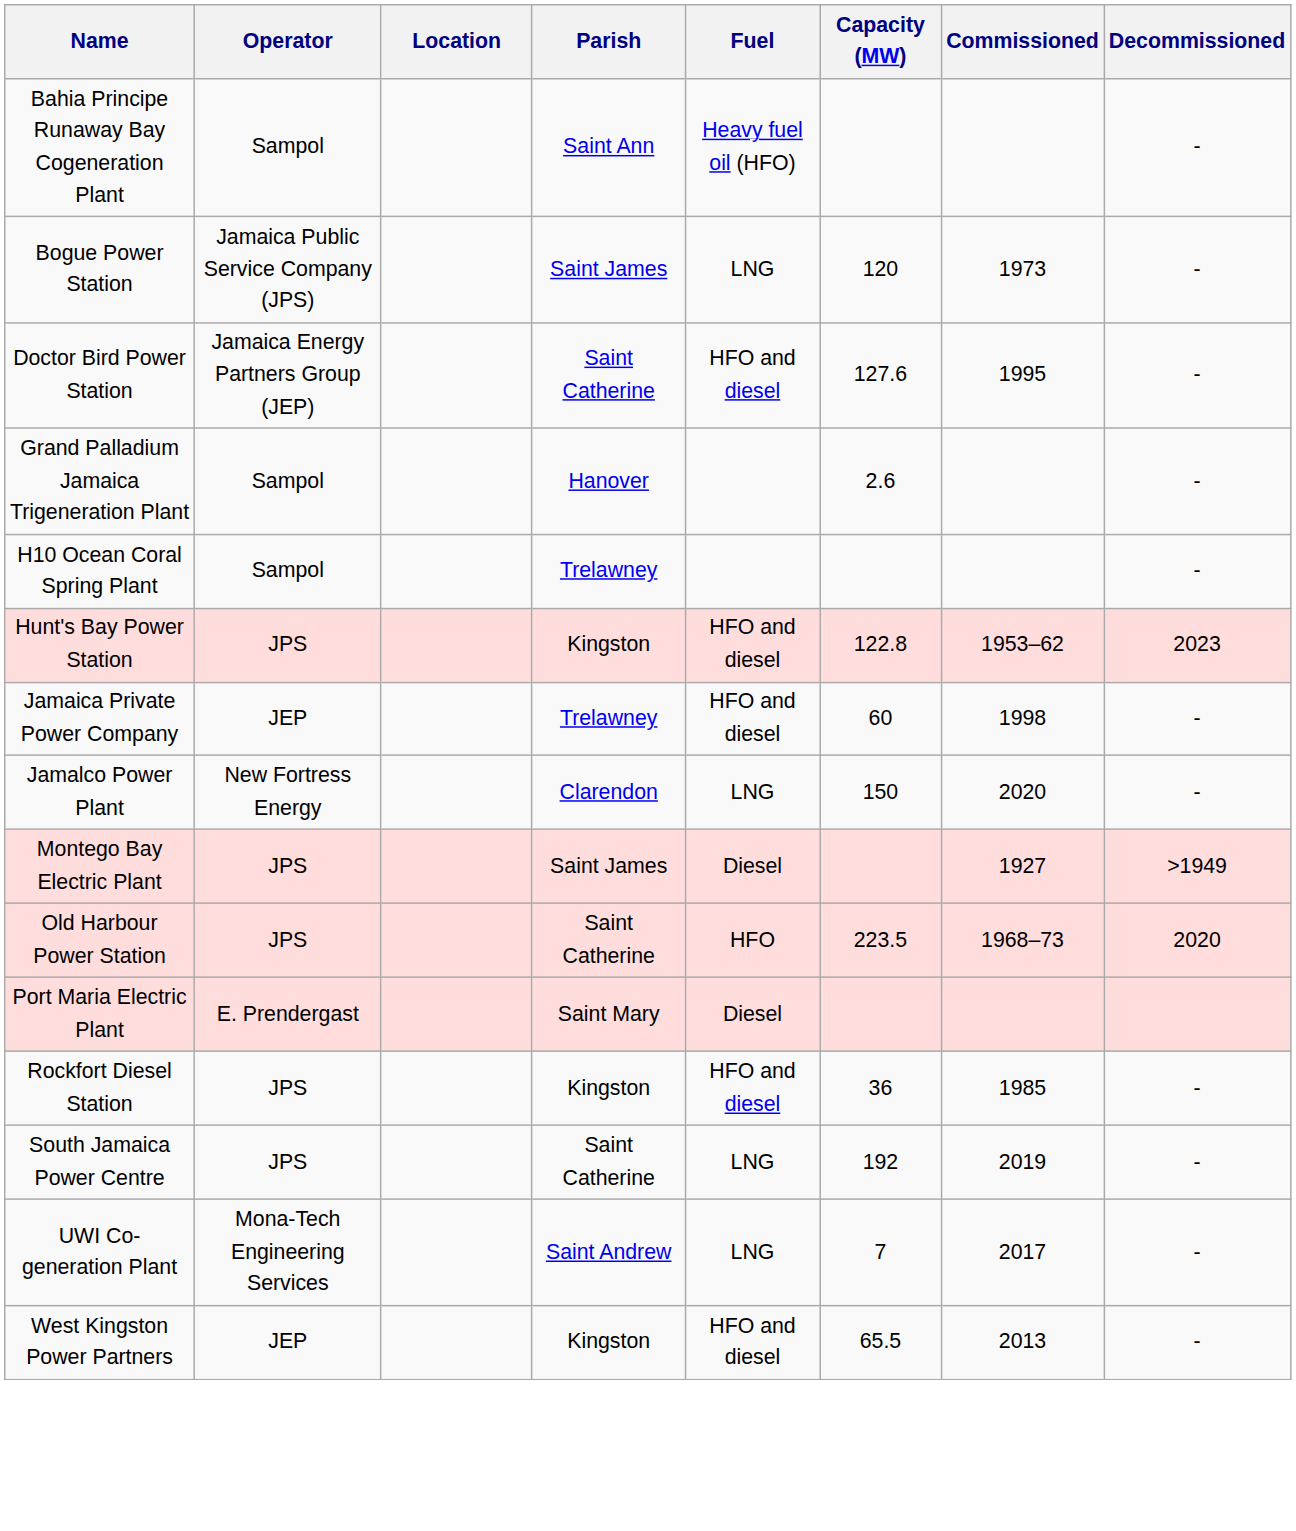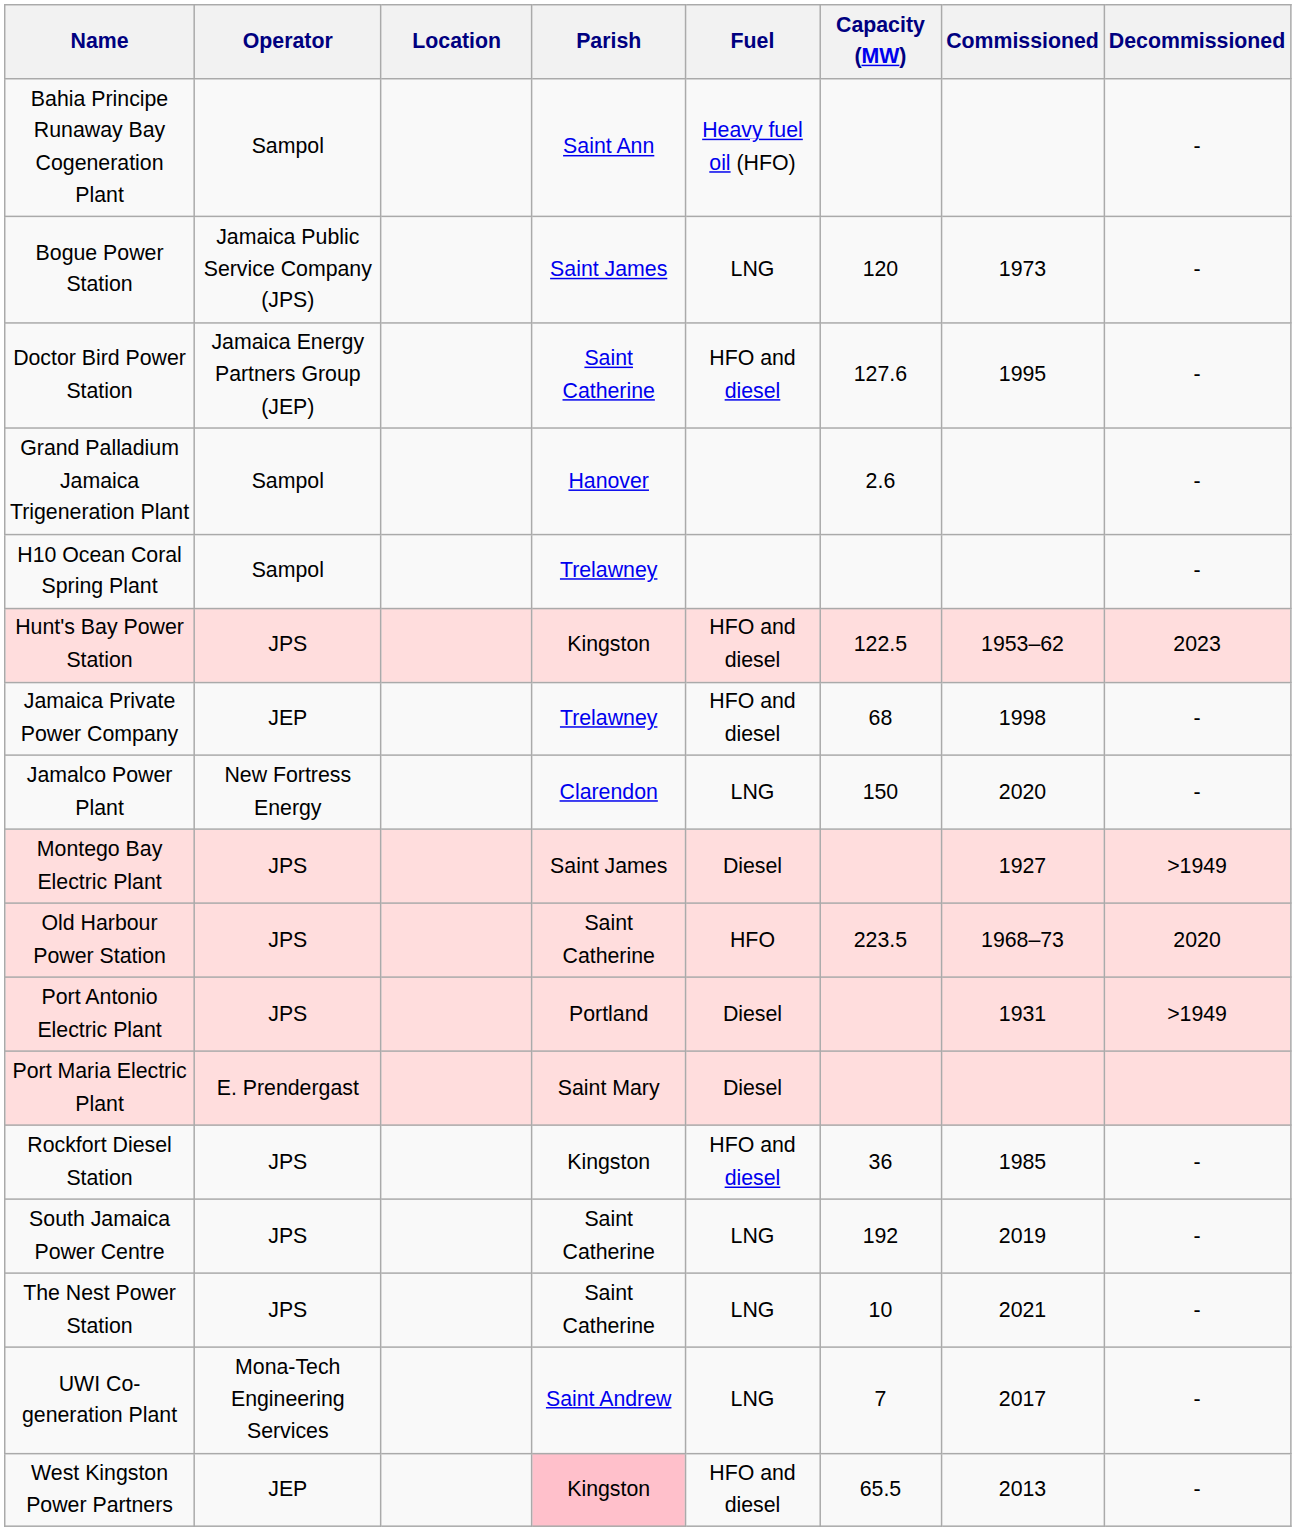(880, 644) 122.8 -> (880, 644) 122.5
(880, 718) 60 -> (880, 718) 68
+ row: (100, 1014)
+ row: (100, 1309)
(609, 1341) no background -> (609, 1489) pink background
